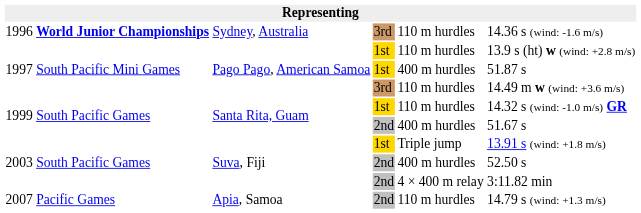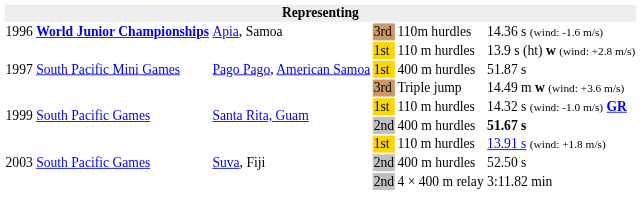(260, 31) Sydney, Australia -> (248, 31) Apia, Samoa
(436, 31) 110 m hurdles -> (434, 31) 110m hurdles
(436, 88) 110 m hurdles -> (430, 88) Triple jump
(507, 125) normal -> (507, 125) bold
(430, 144) Triple jump -> (436, 144) 110 m hurdles
- row: (19, 200)
